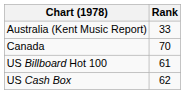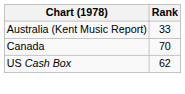- row: (57, 64)
